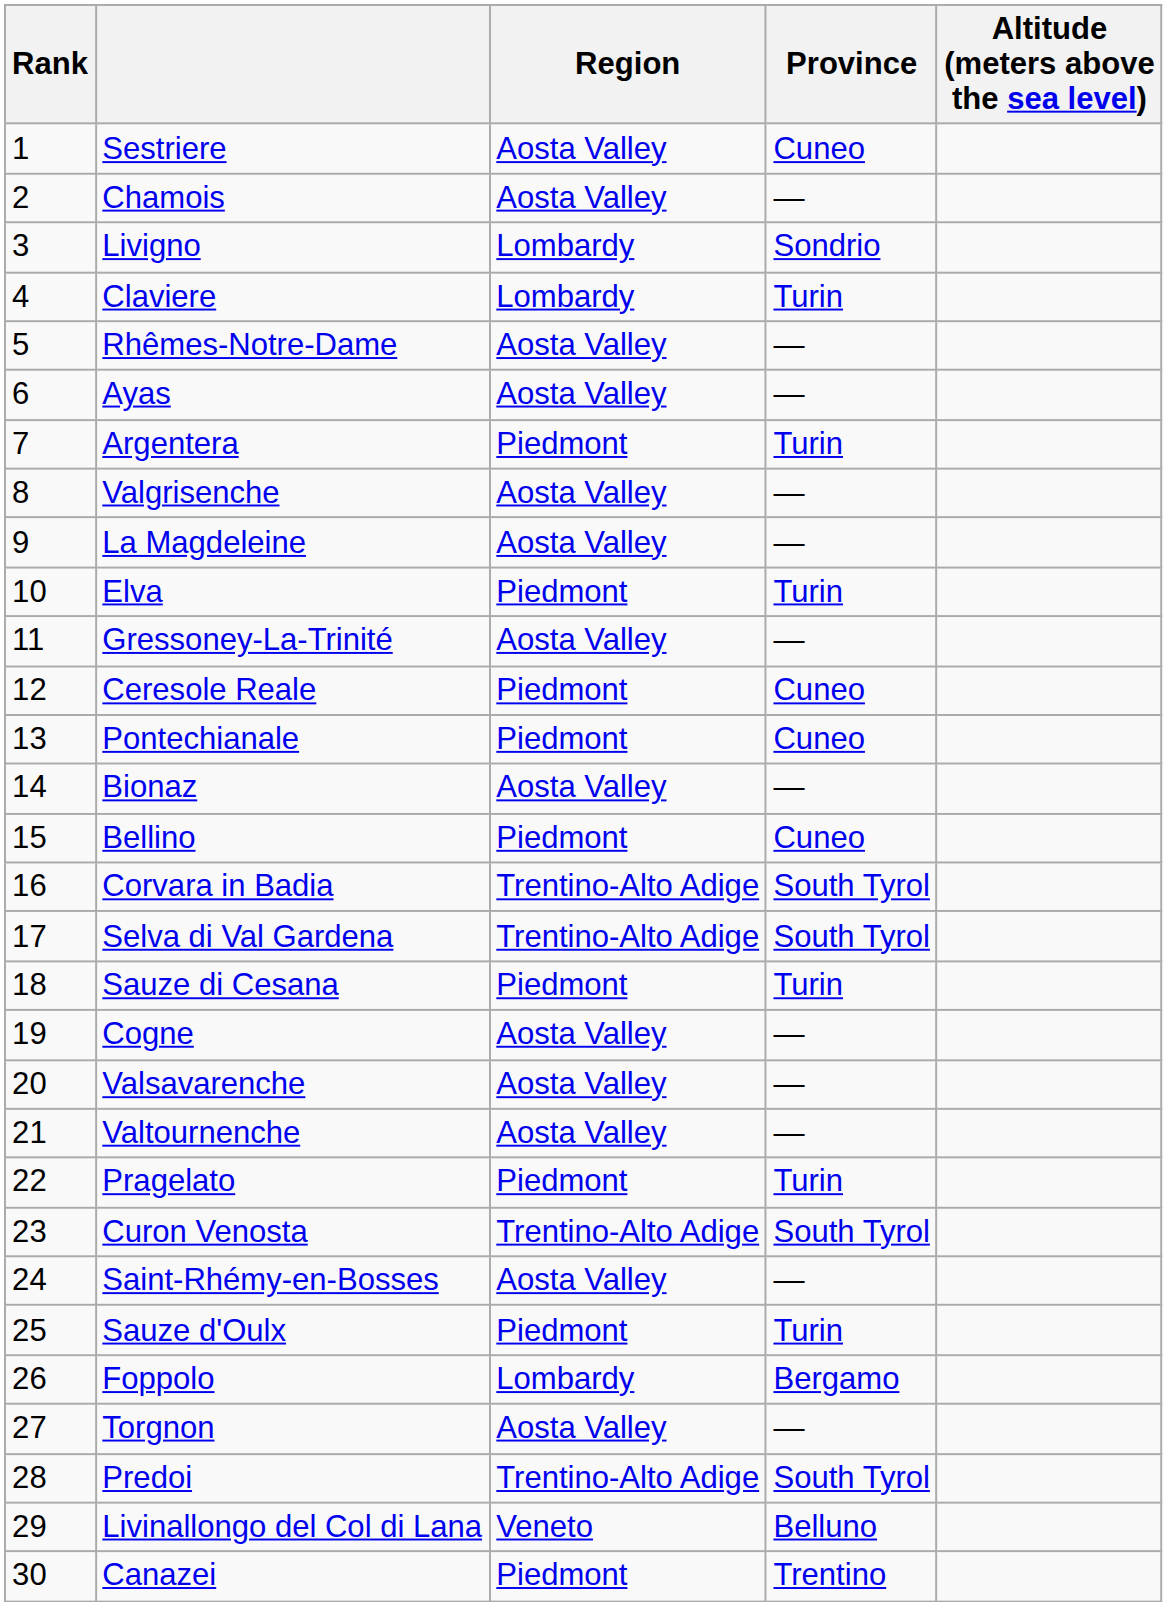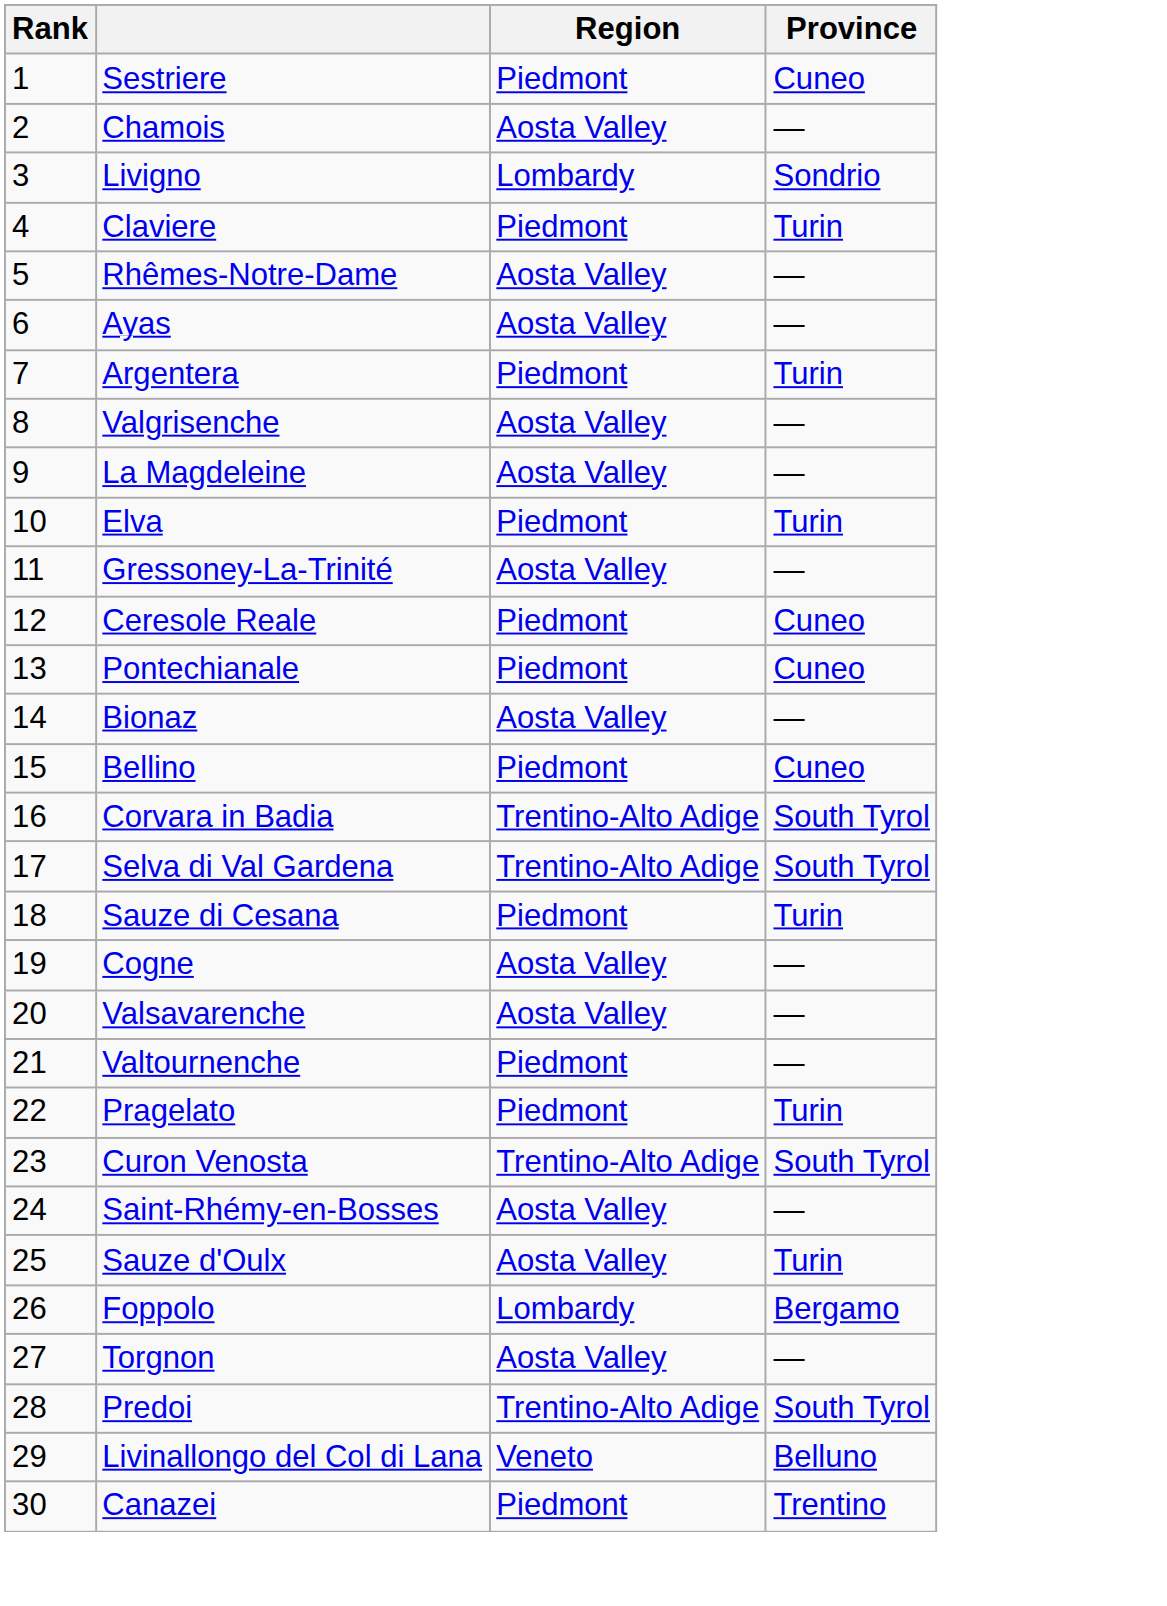- column: (1049, 64)
(581, 148) Aosta Valley -> (562, 78) Piedmont
(565, 295) Lombardy -> (562, 226) Piedmont
(581, 1132) Aosta Valley -> (562, 1062) Piedmont
(562, 1329) Piedmont -> (581, 1259) Aosta Valley
